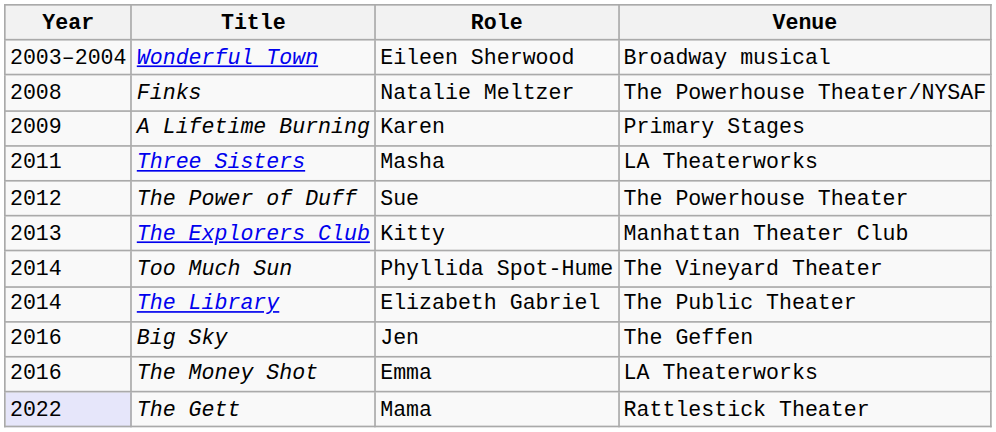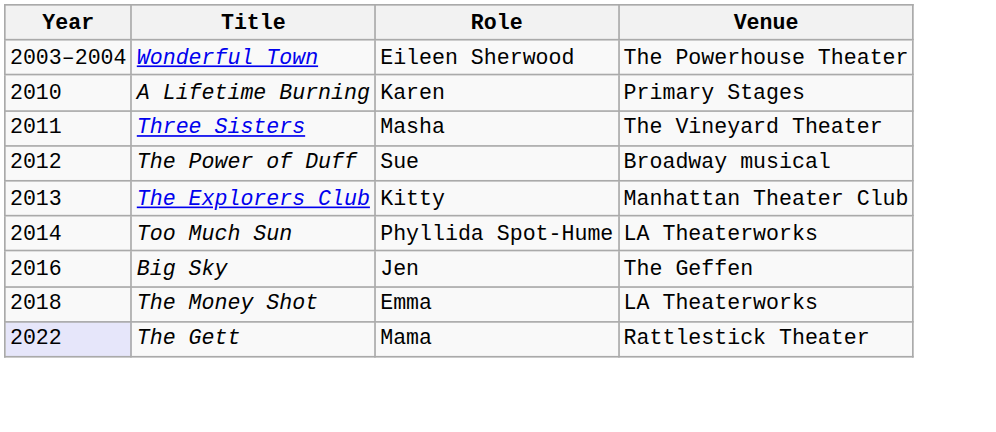(727, 58) Broadway musical -> (766, 58) The Powerhouse Theater
- row: (169, 93)
(36, 128) 2009 -> (36, 93) 2010
(721, 163) LA Theaterworks -> (753, 128) The Vineyard Theater
(766, 198) The Powerhouse Theater -> (727, 163) Broadway musical
(753, 269) The Vineyard Theater -> (721, 233) LA Theaterworks
- row: (208, 304)
(36, 374) 2016 -> (36, 304) 2018
